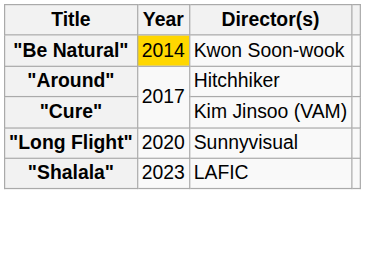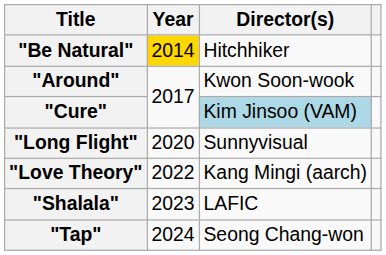(269, 50) Kwon Soon-wook -> (247, 50) Hitchhiker
(237, 81) Hitchhiker -> (279, 81) Kwon Soon-wook
(270, 111) no background -> (280, 111) lightblue background
+ row: (76, 173)
+ row: (76, 234)
